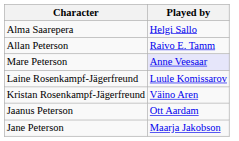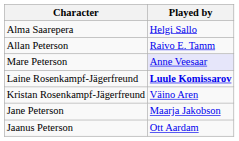(188, 78) normal -> (191, 78) bold
rows swapped: (40, 111) <-> (35, 128)
